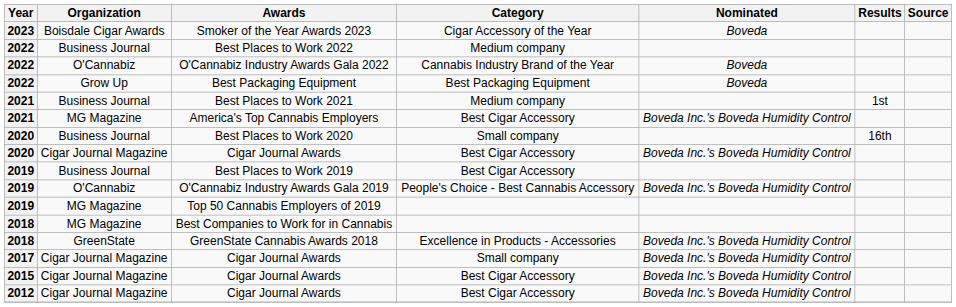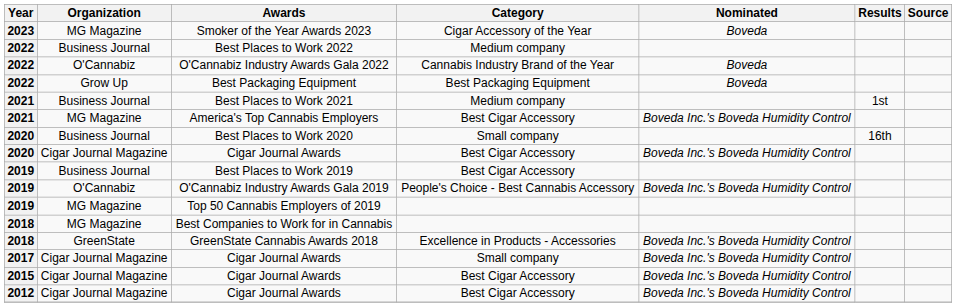(104, 30) Boisdale Cigar Awards -> (104, 30) MG Magazine
